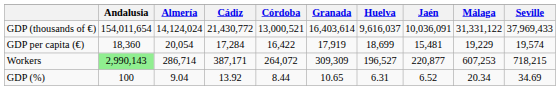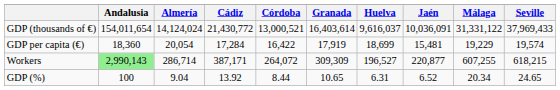(479, 61) 607,253 -> (479, 61) 607,255
(530, 61) 718,215 -> (530, 61) 618,215
(530, 77) 34.69 -> (530, 77) 24.65
